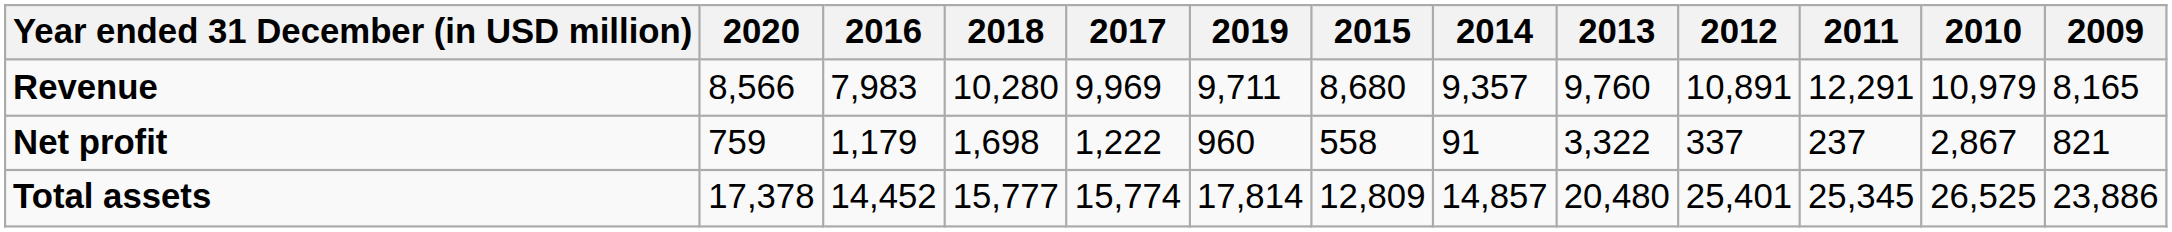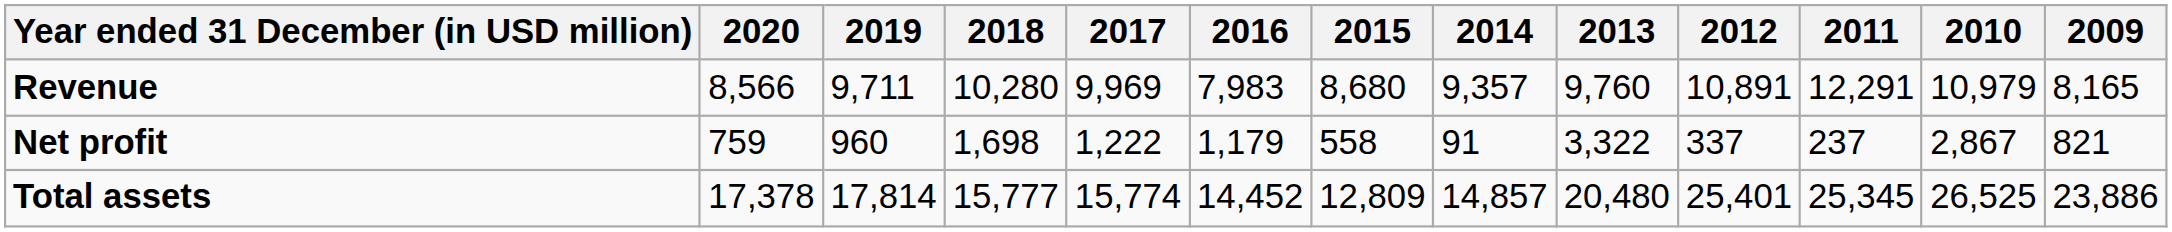columns swapped: (1250, 32) <-> (884, 32)
